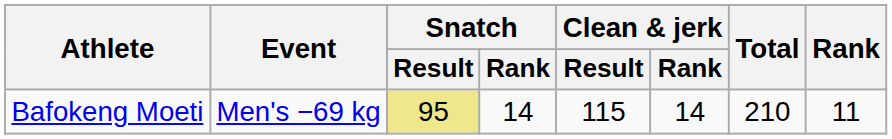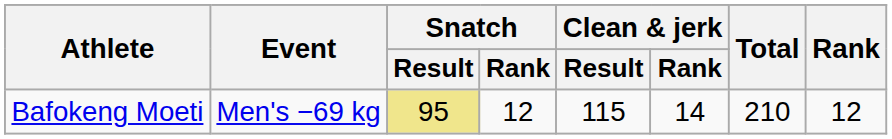(518, 112) 14 -> (518, 112) 12
(846, 112) 11 -> (846, 112) 12
